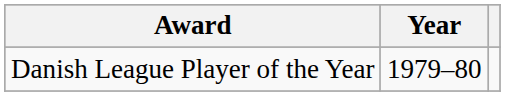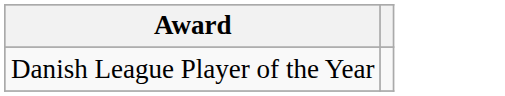- column: (434, 25)
